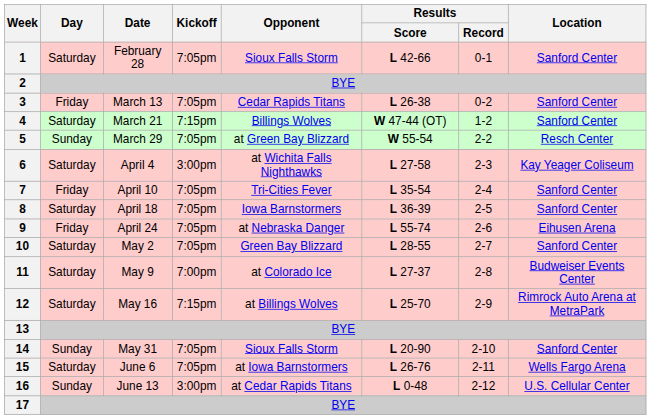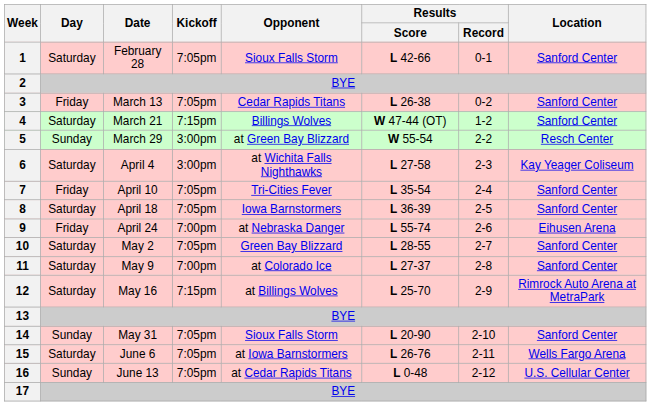(197, 139) 7:05pm -> (197, 139) 3:00pm
(197, 228) 7:05pm -> (197, 228) 7:00pm
(577, 272) Budweiser Events Center -> (577, 265) Sanford Center
(197, 386) 3:00pm -> (197, 373) 7:05pm
